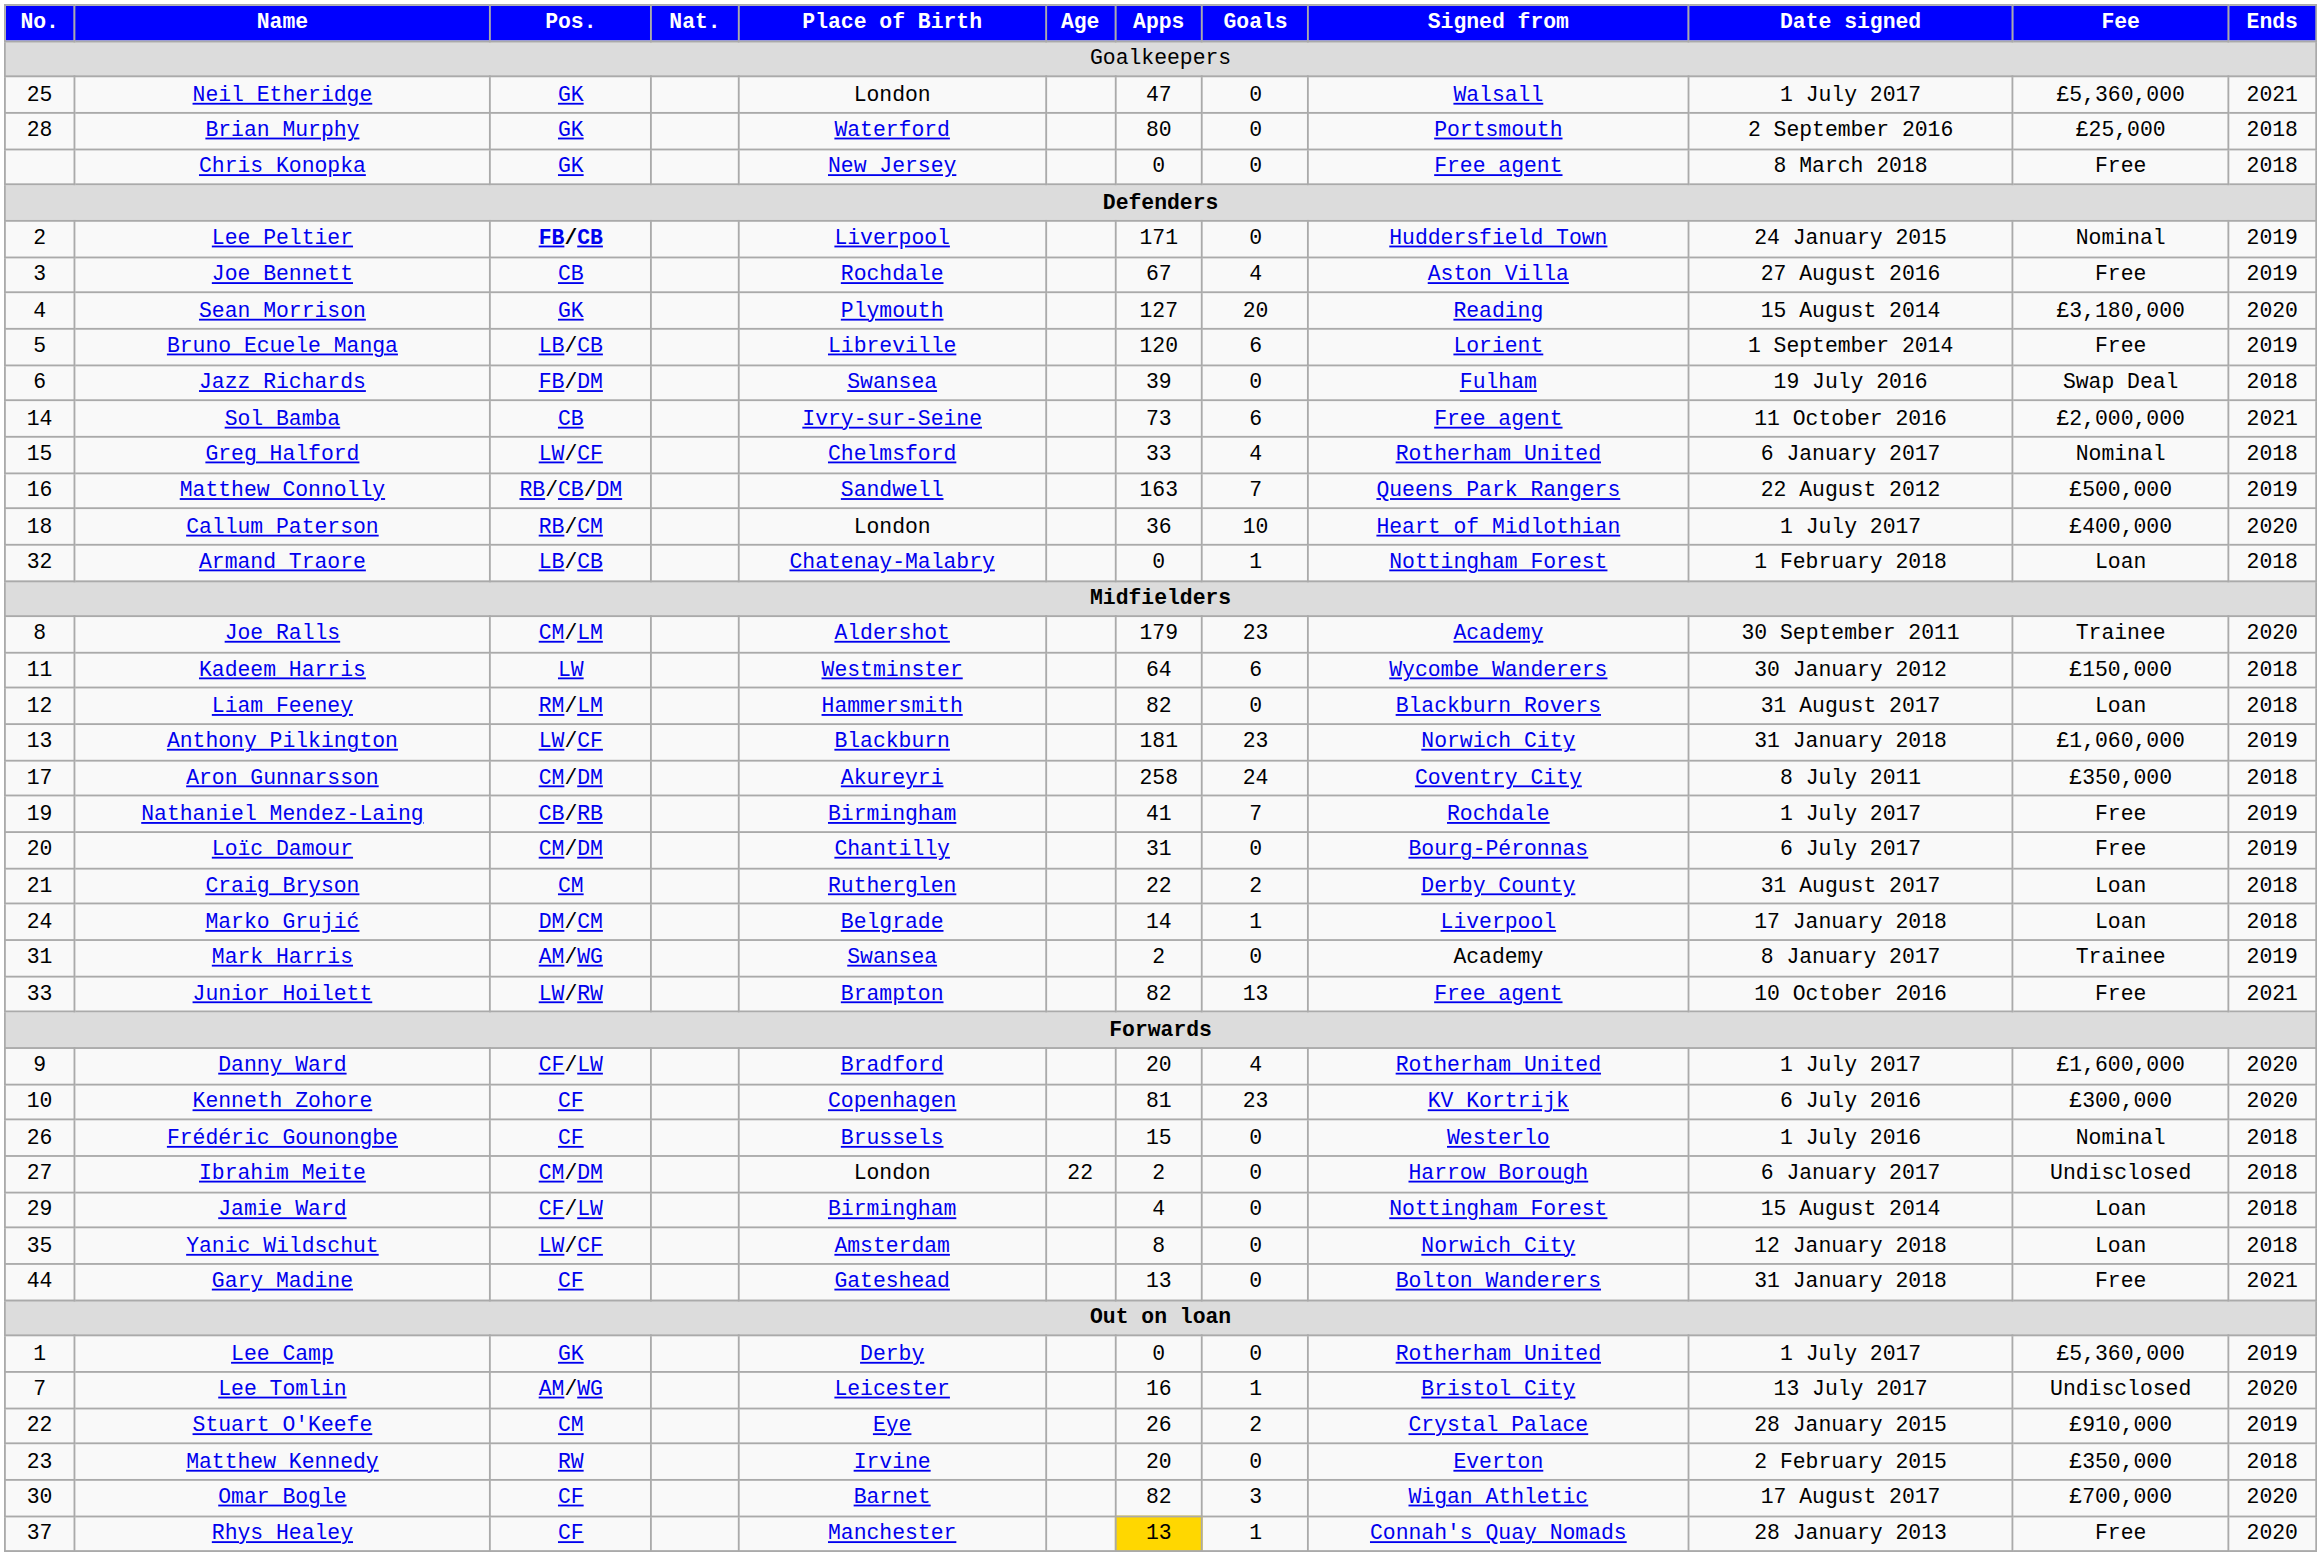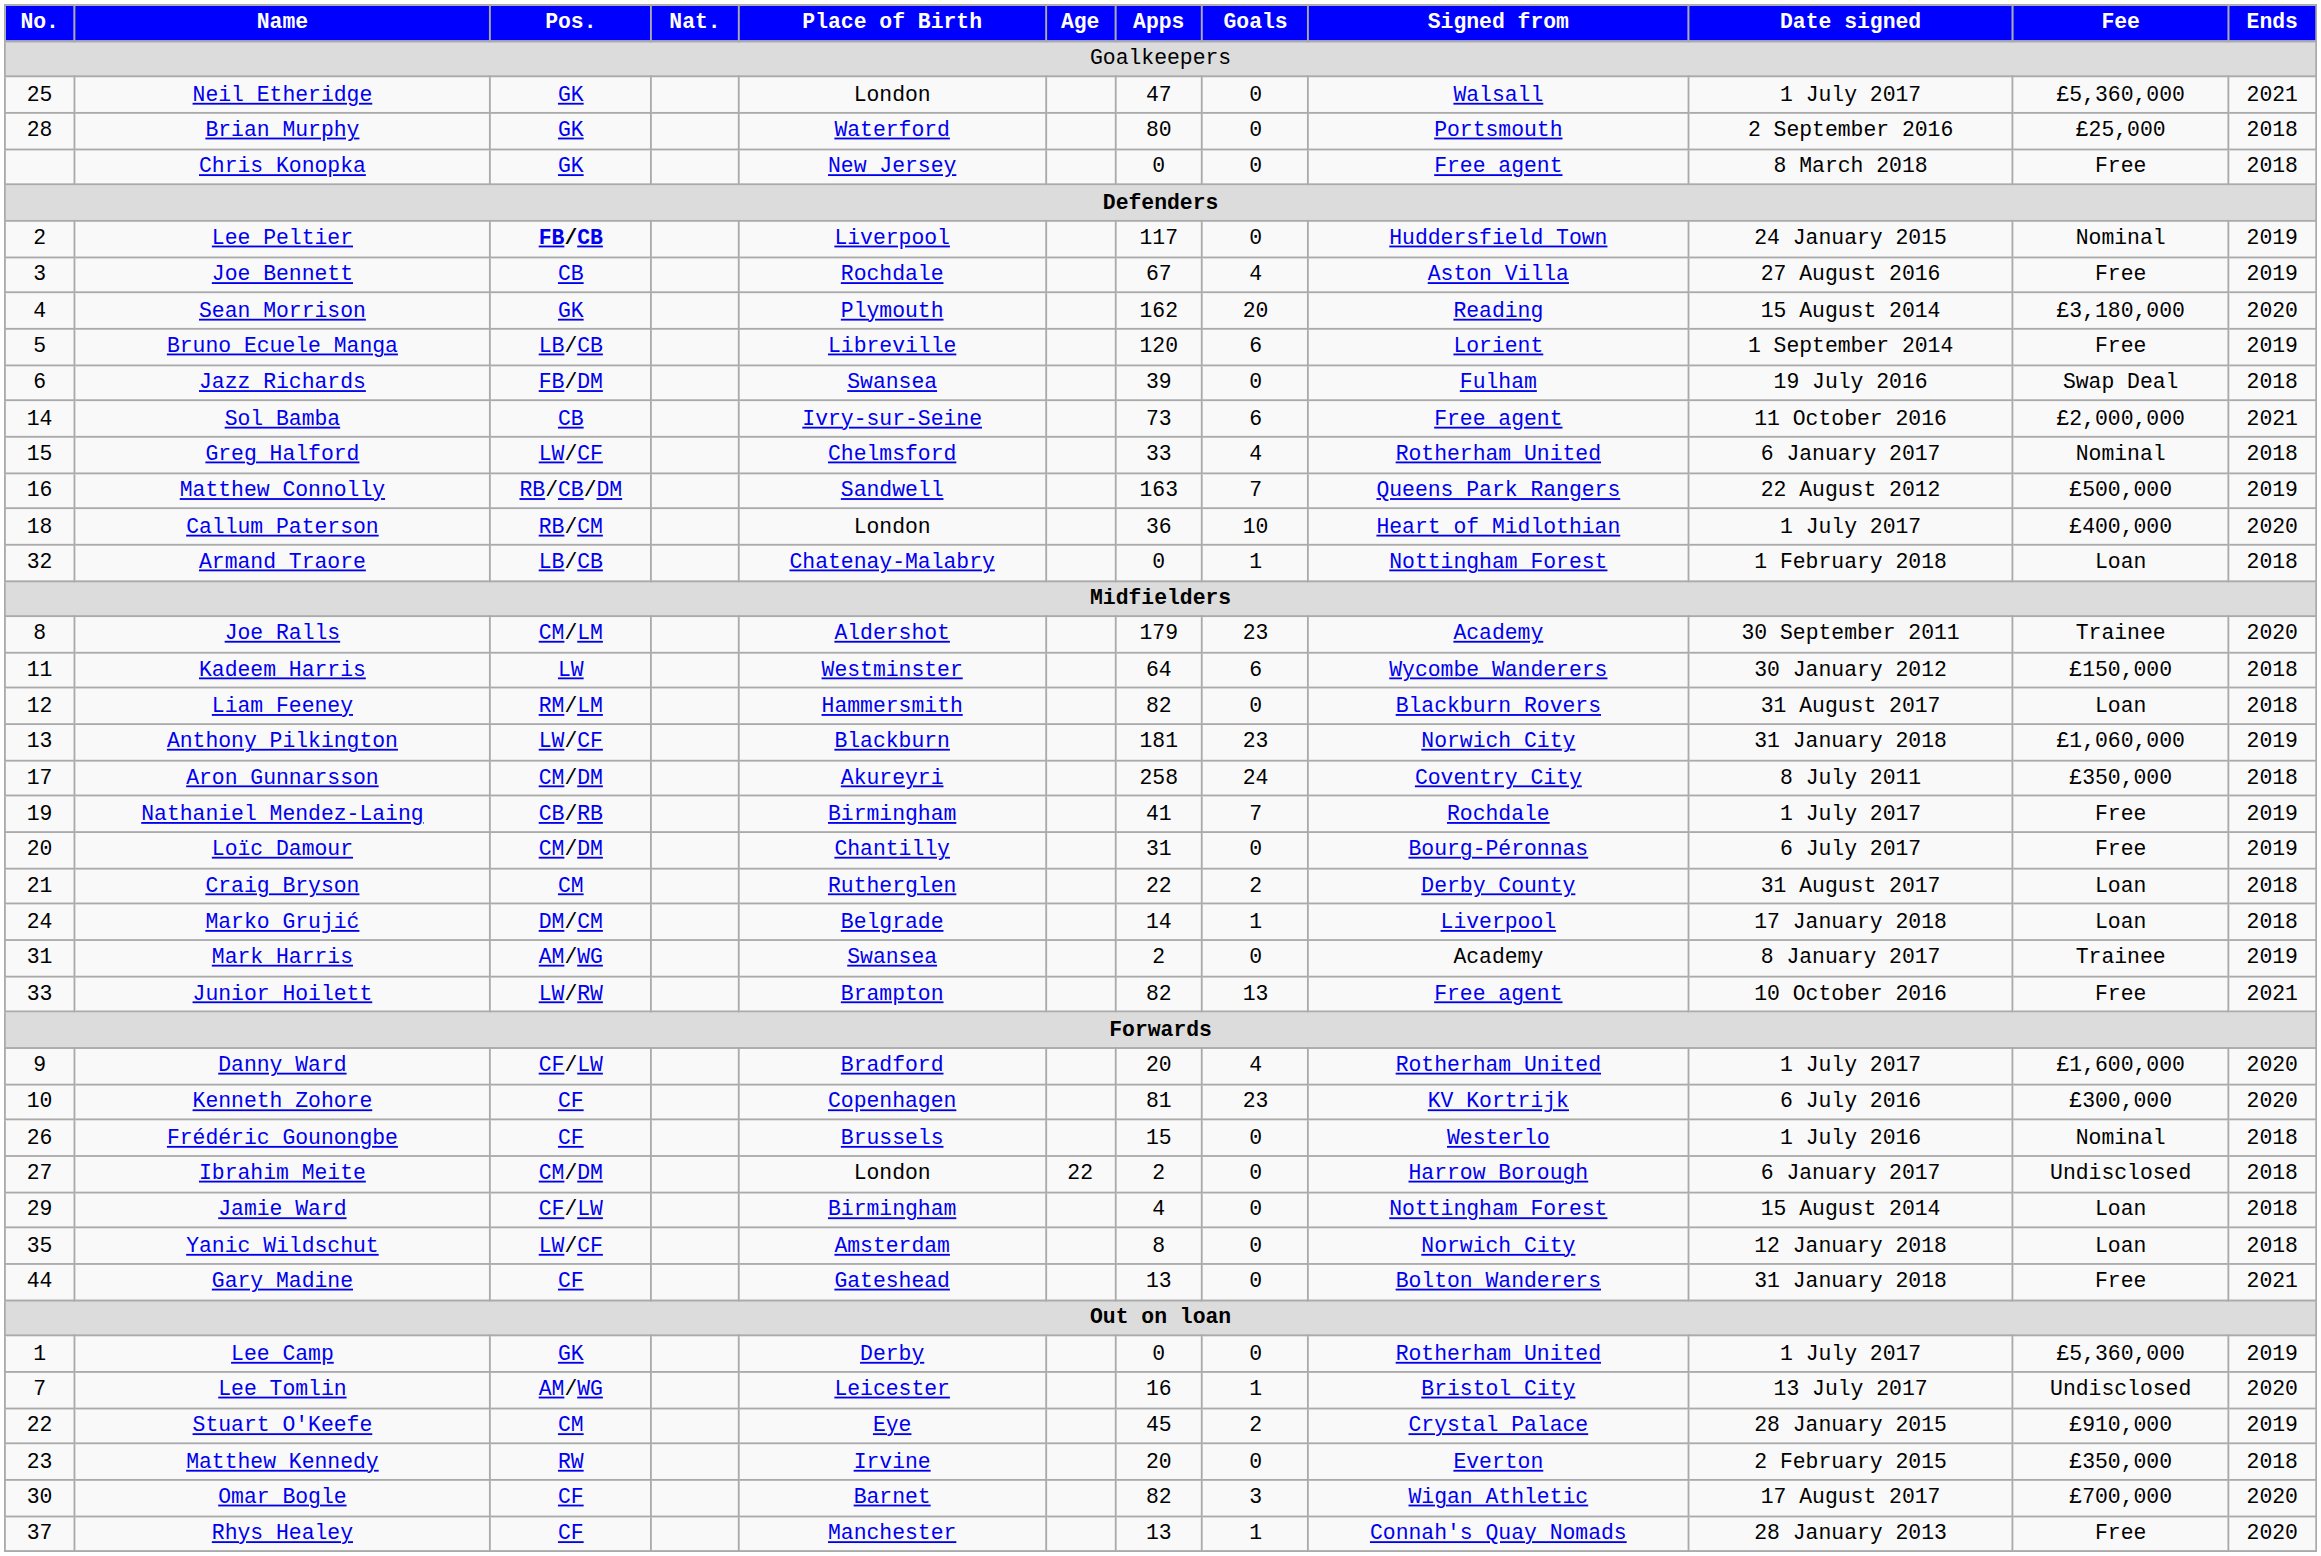(1159, 238) 171 -> (1159, 238) 117
(1159, 310) 127 -> (1159, 310) 162
(1159, 1425) 26 -> (1159, 1425) 45
(1159, 1533) gold background -> (1159, 1533) no background
